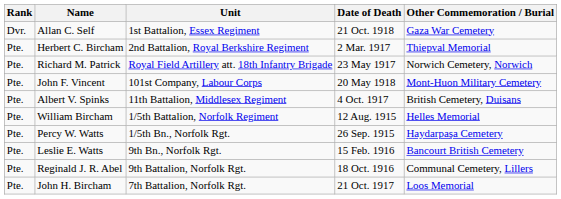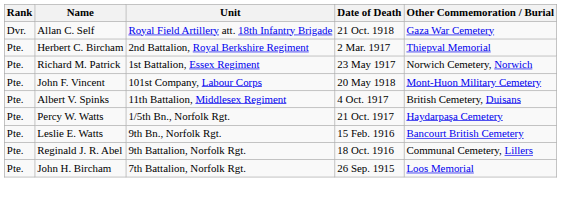(194, 30) 1st Battalion, Essex Regiment -> (230, 30) Royal Field Artillery att. 18th Infantry Brigade
(230, 64) Royal Field Artillery att. 18th Infantry Brigade -> (194, 64) 1st Battalion, Essex Regiment
- row: (75, 116)
(366, 133) 26 Sep. 1915 -> (366, 116) 21 Oct. 1917
(366, 185) 21 Oct. 1917 -> (366, 168) 26 Sep. 1915
